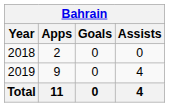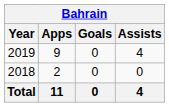rows swapped: (21, 53) <-> (21, 72)
